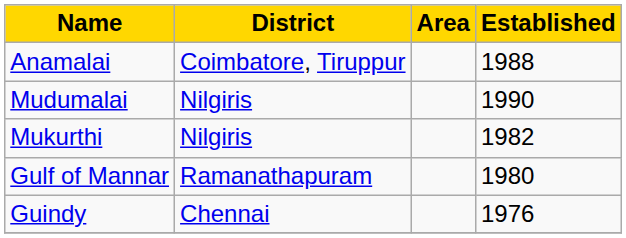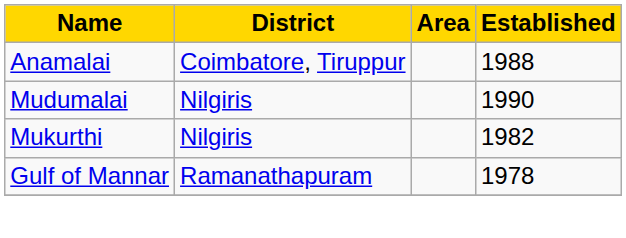(508, 175) 1980 -> (508, 175) 1978
- row: (48, 213)
